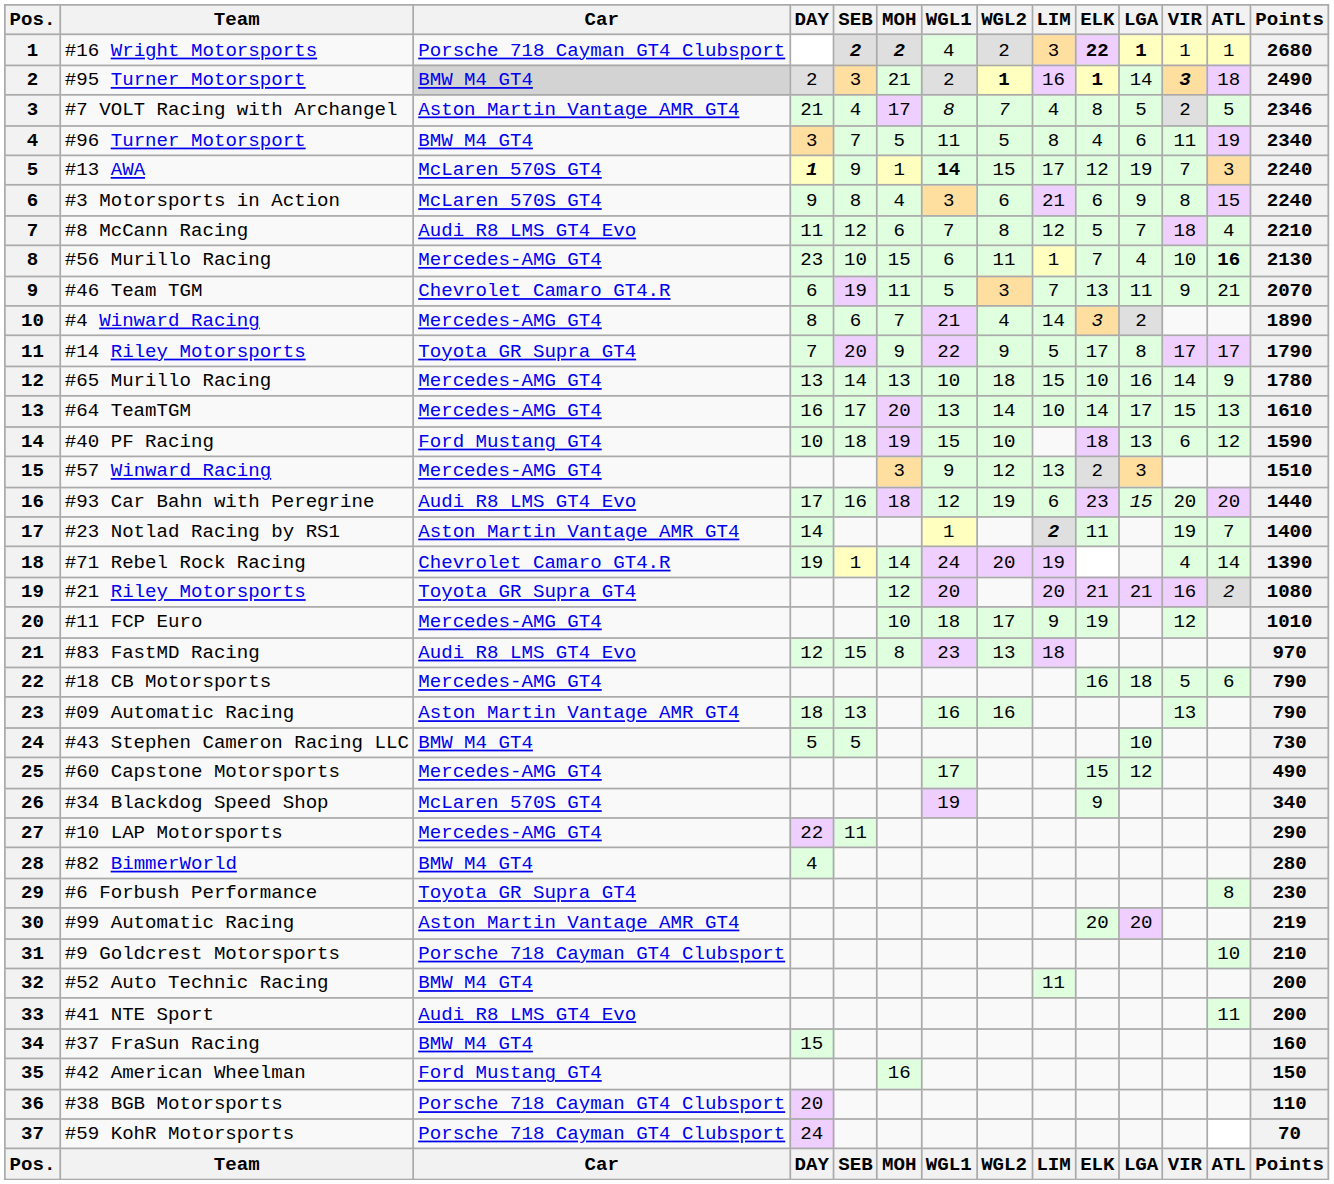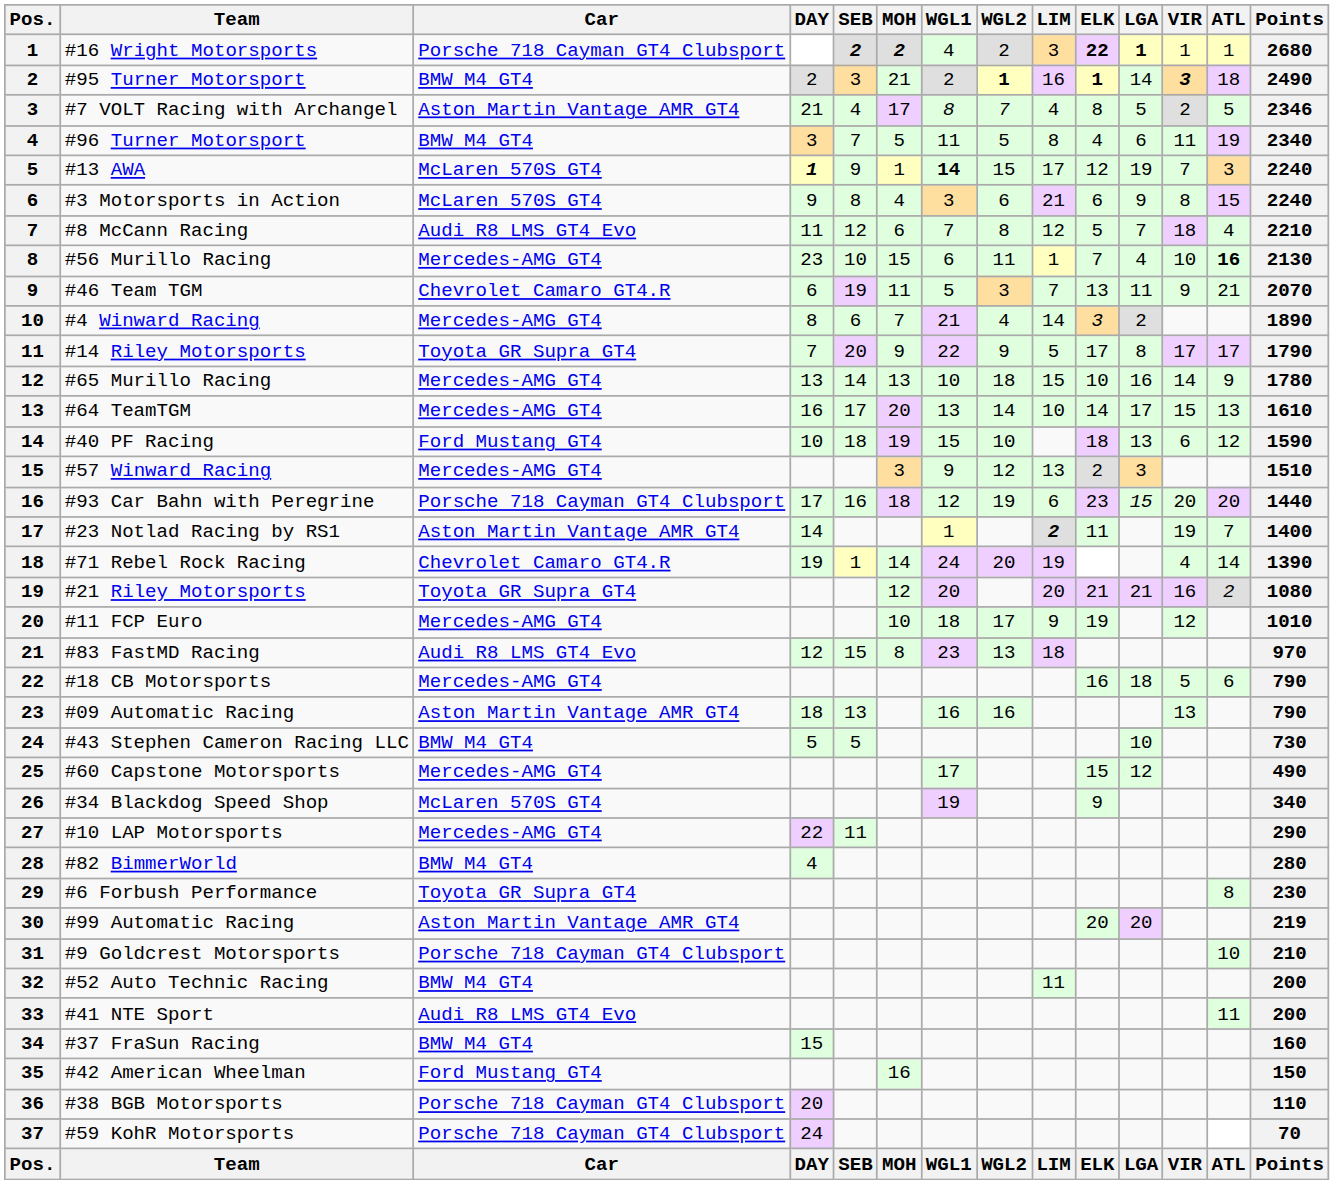(476, 80) lightgrey background -> (476, 80) no background
(527, 502) Audi R8 LMS GT4 Evo -> (602, 502) Porsche 718 Cayman GT4 Clubsport
